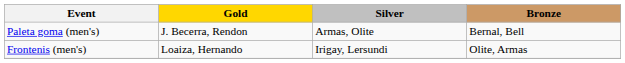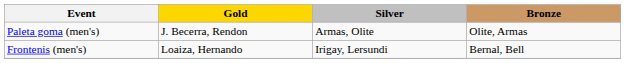(497, 31) Bernal, Bell -> (498, 31) Olite, Armas
(498, 49) Olite, Armas -> (497, 49) Bernal, Bell
